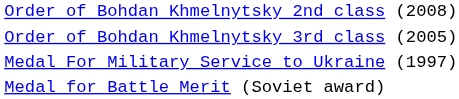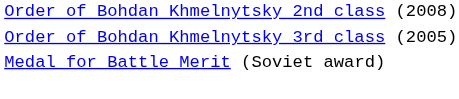- row: (231, 62)
